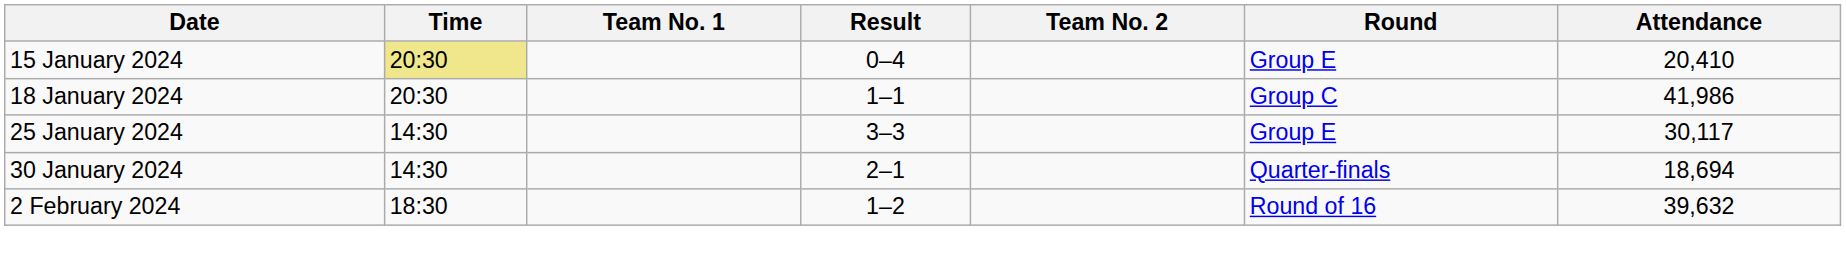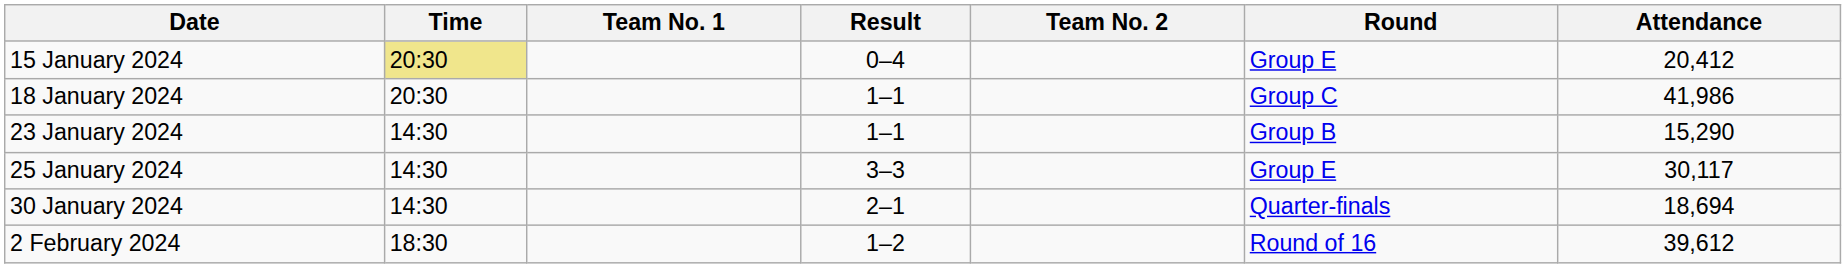(1699, 59) 20,410 -> (1699, 59) 20,412
+ row: (96, 133)
(1699, 206) 39,632 -> (1699, 243) 39,612
